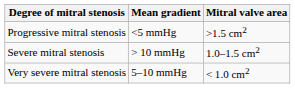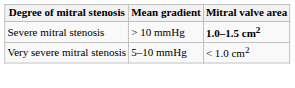- row: (67, 32)
(233, 52) normal -> (233, 32) bold
